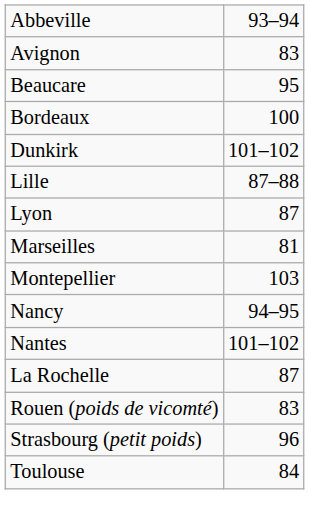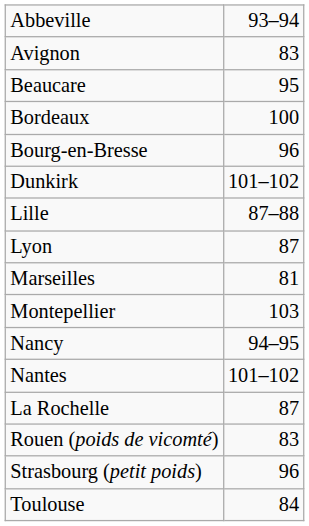+ row: (79, 149)
